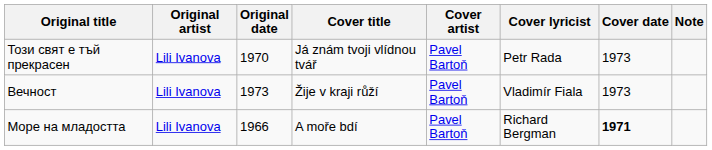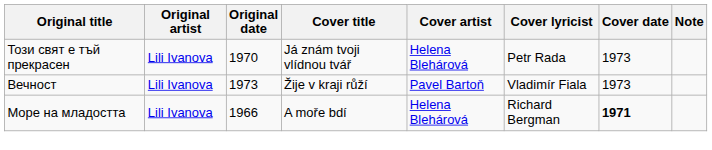(448, 57) Pavel Bartoň -> (439, 57) Helena Blehárová
(448, 127) Pavel Bartoň -> (439, 112) Helena Blehárová
